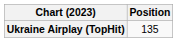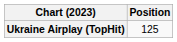(150, 29) 135 -> (150, 29) 125
